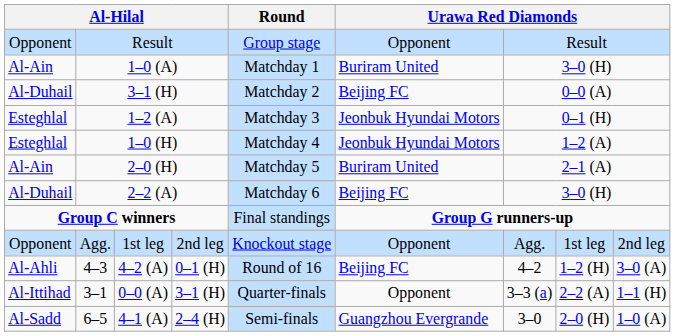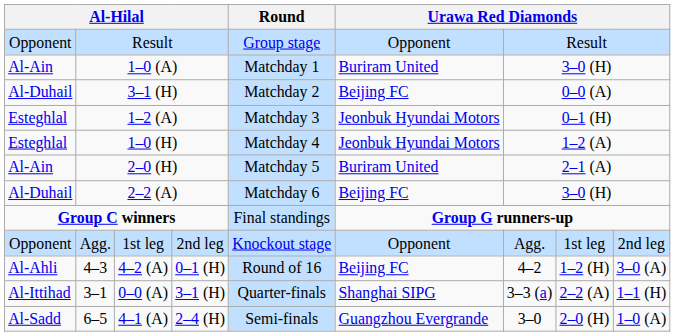(419, 293) Opponent -> (387, 293) Shanghai SIPG
